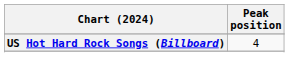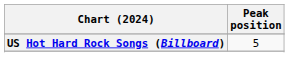(256, 43) 4 -> (256, 43) 5
